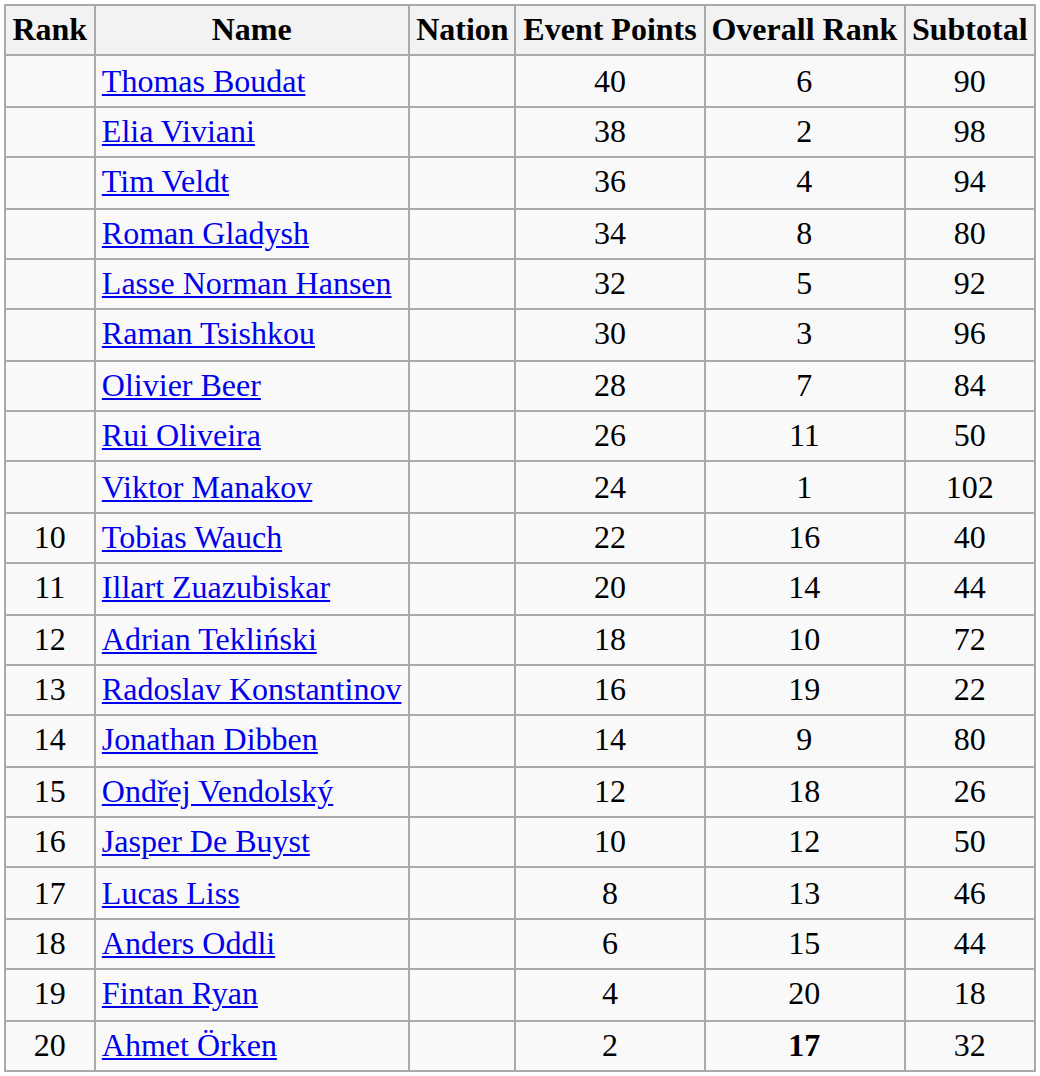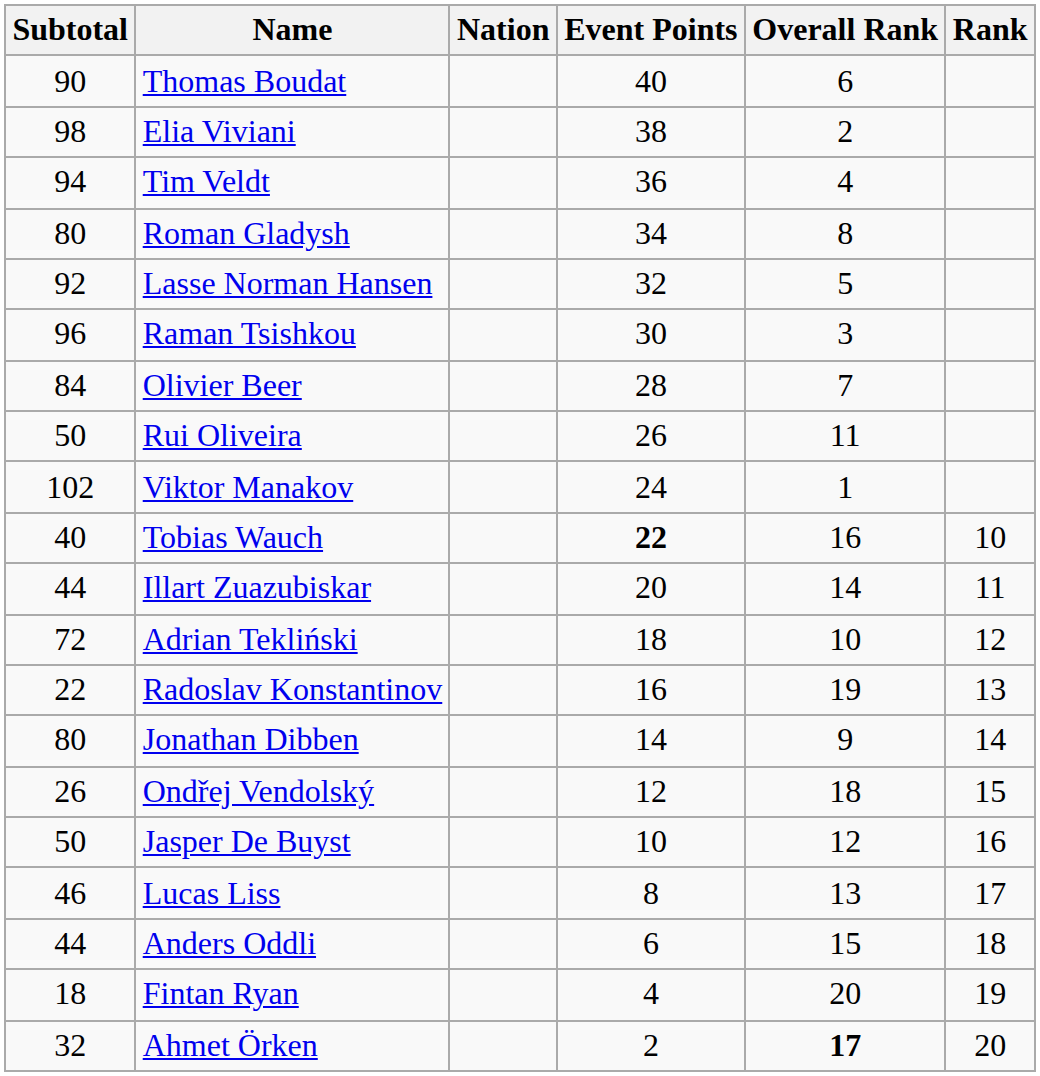columns swapped: (50, 29) <-> (970, 29)
(610, 537) normal -> (651, 537) bold
